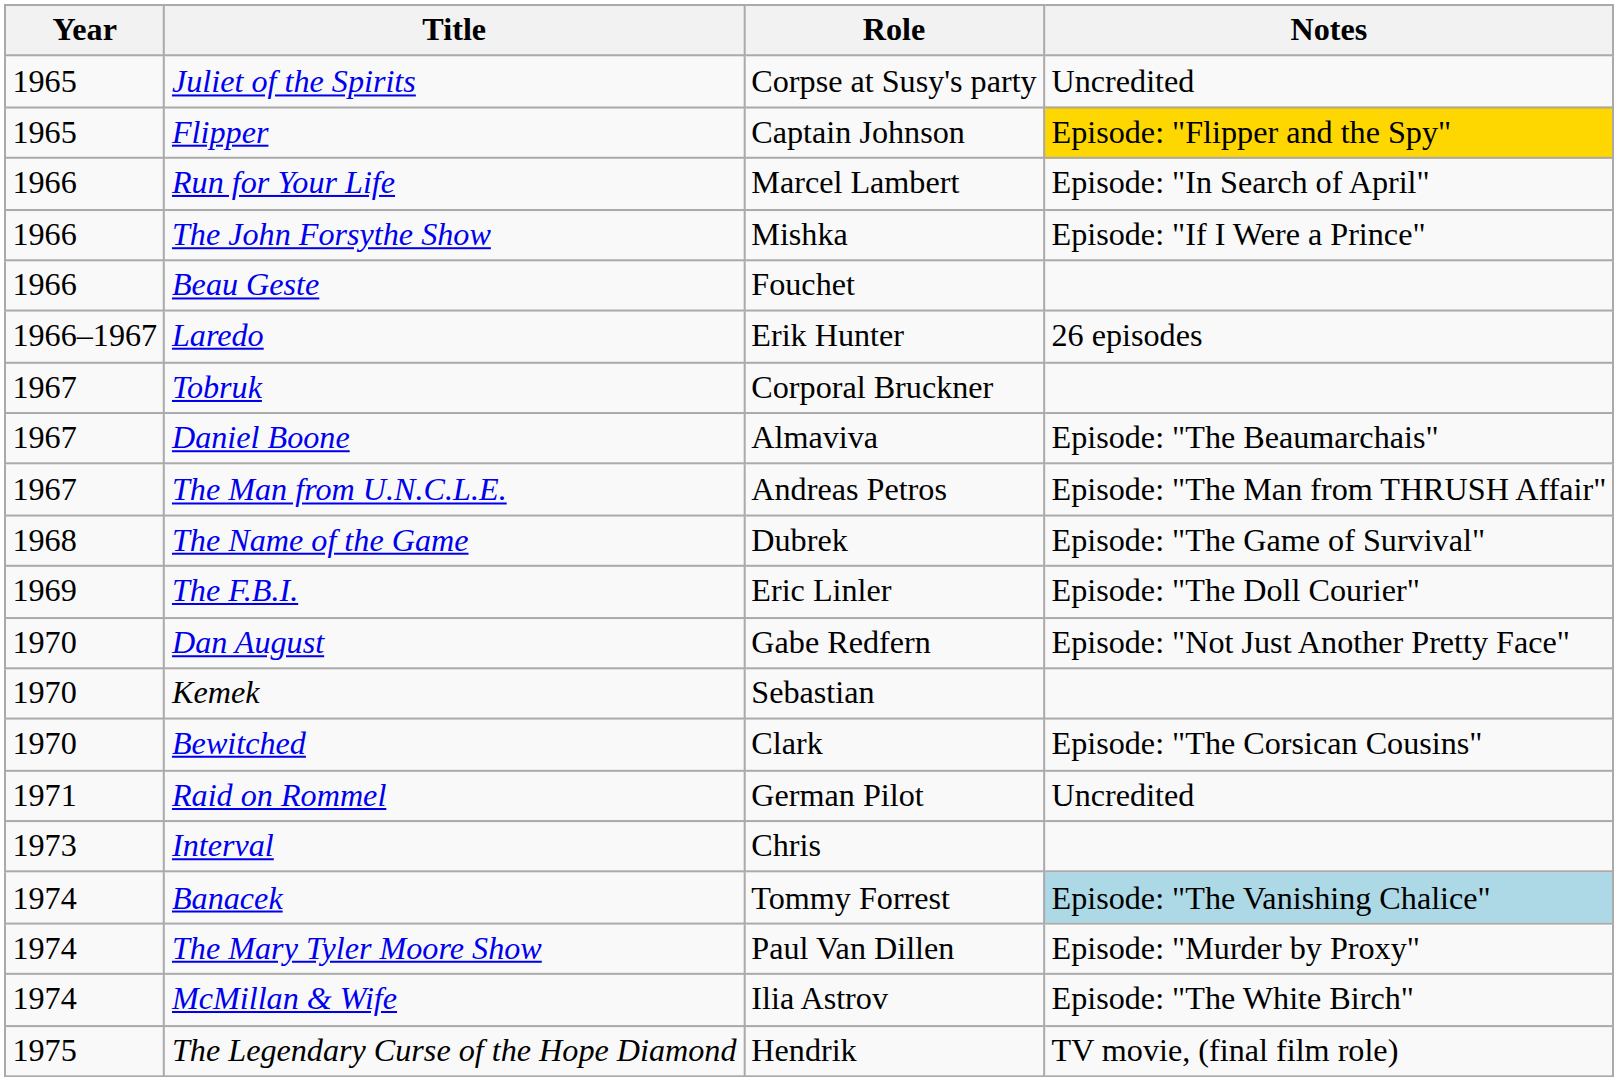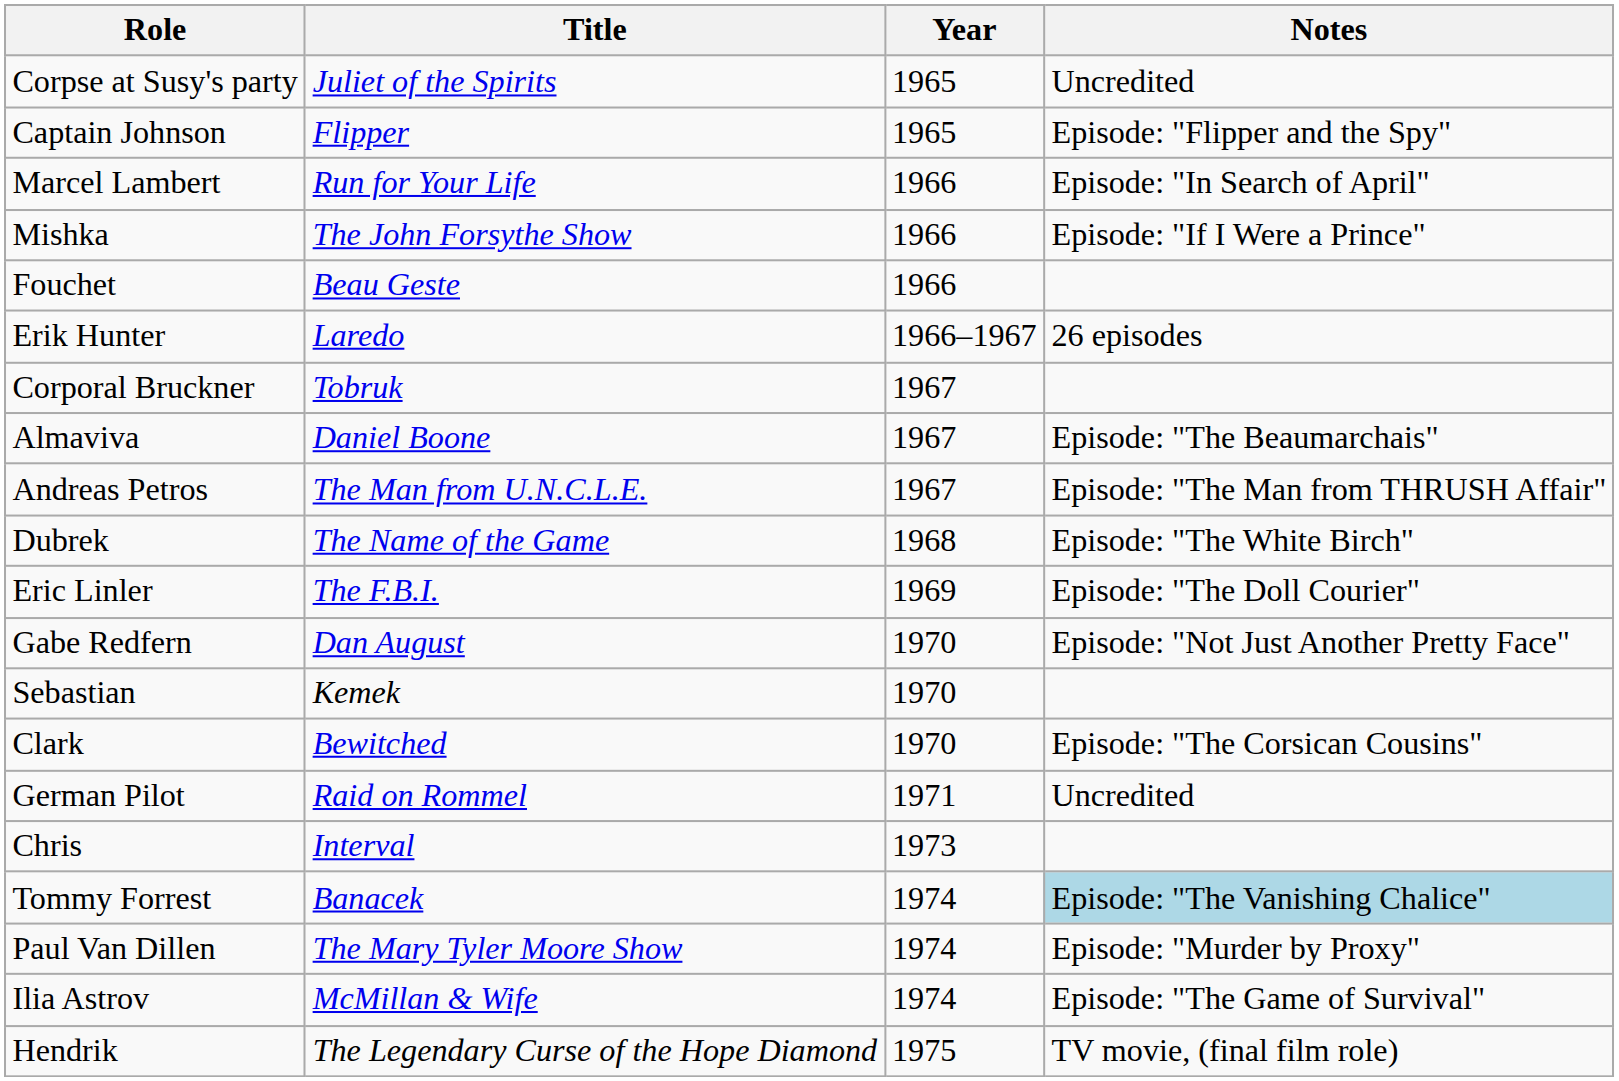columns swapped: (85, 30) <-> (894, 30)
(1251, 132) gold background -> (1251, 132) no background
(1268, 540) Episode: "The Game of Survival" -> (1233, 540) Episode: "The White Birch"
(1233, 999) Episode: "The White Birch" -> (1268, 999) Episode: "The Game of Survival"
